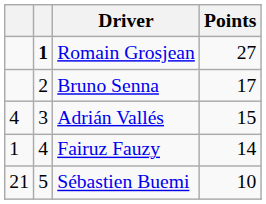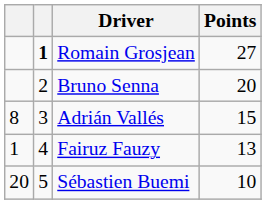(247, 84) 17 -> (247, 84) 20
(14, 117) 4 -> (14, 117) 8
(247, 149) 14 -> (247, 149) 13
(19, 181) 21 -> (19, 181) 20
